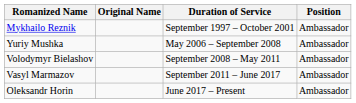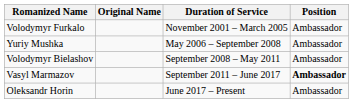- row: (41, 28)
+ row: (45, 28)
(324, 75) normal -> (319, 75) bold
